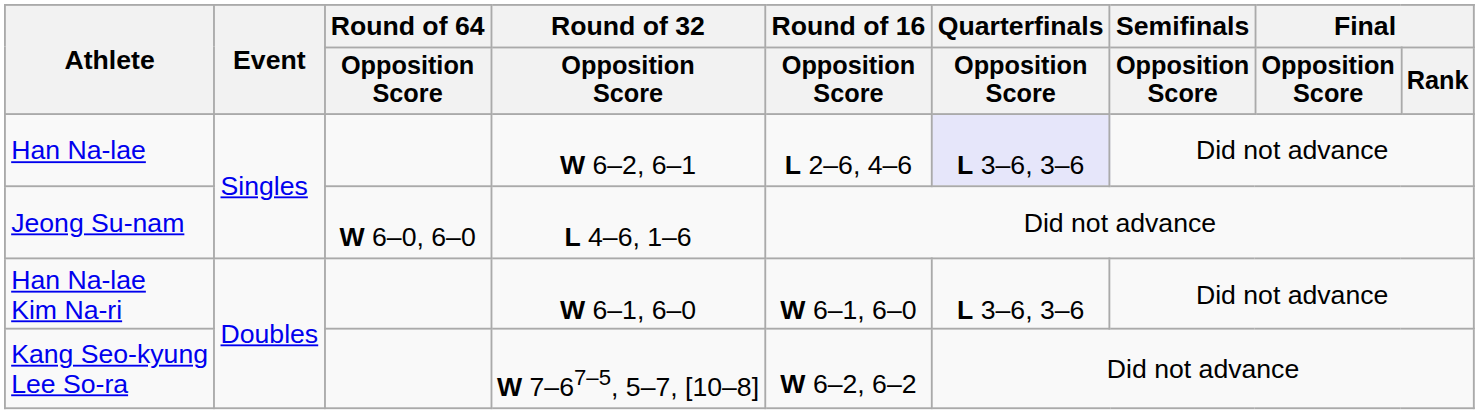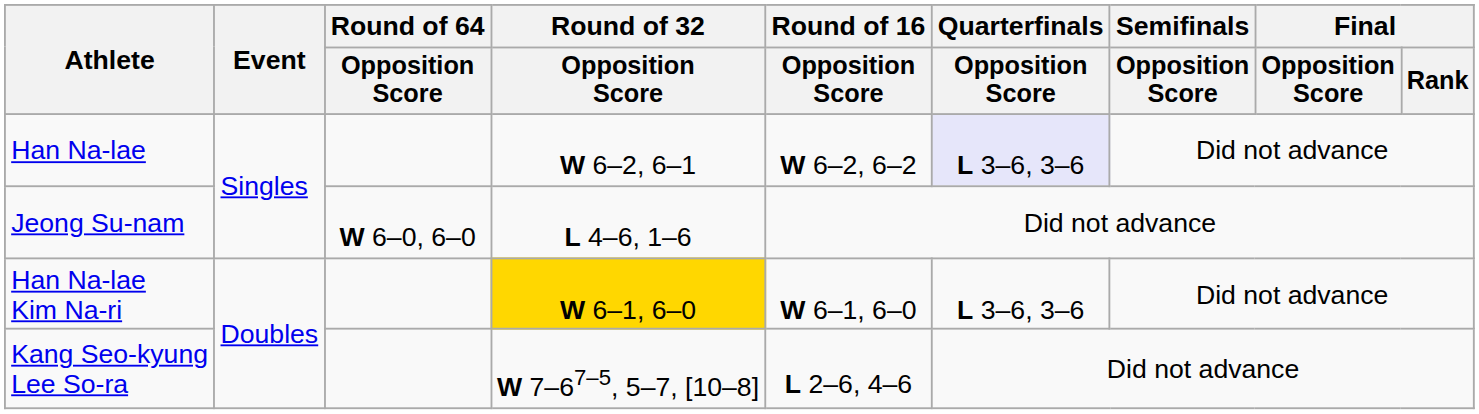(848, 166) L 2–6, 4–6 -> (848, 166) W 6–2, 6–2
(628, 309) no background -> (628, 309) gold background
(848, 384) W 6–2, 6–2 -> (848, 384) L 2–6, 4–6
